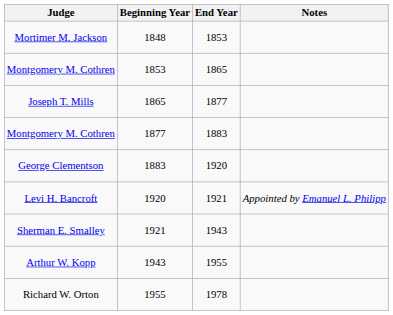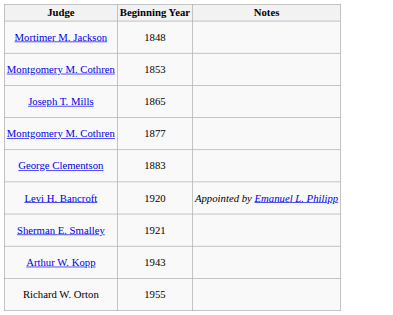- column: (216, 13)
